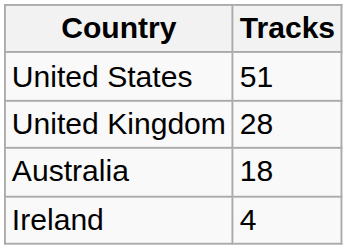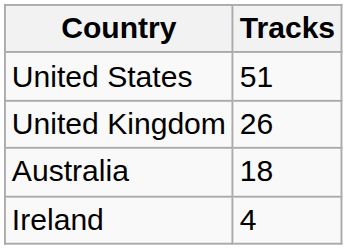(256, 123) 28 -> (256, 123) 26
